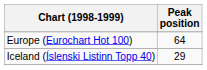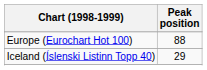(180, 40) 64 -> (180, 40) 88
